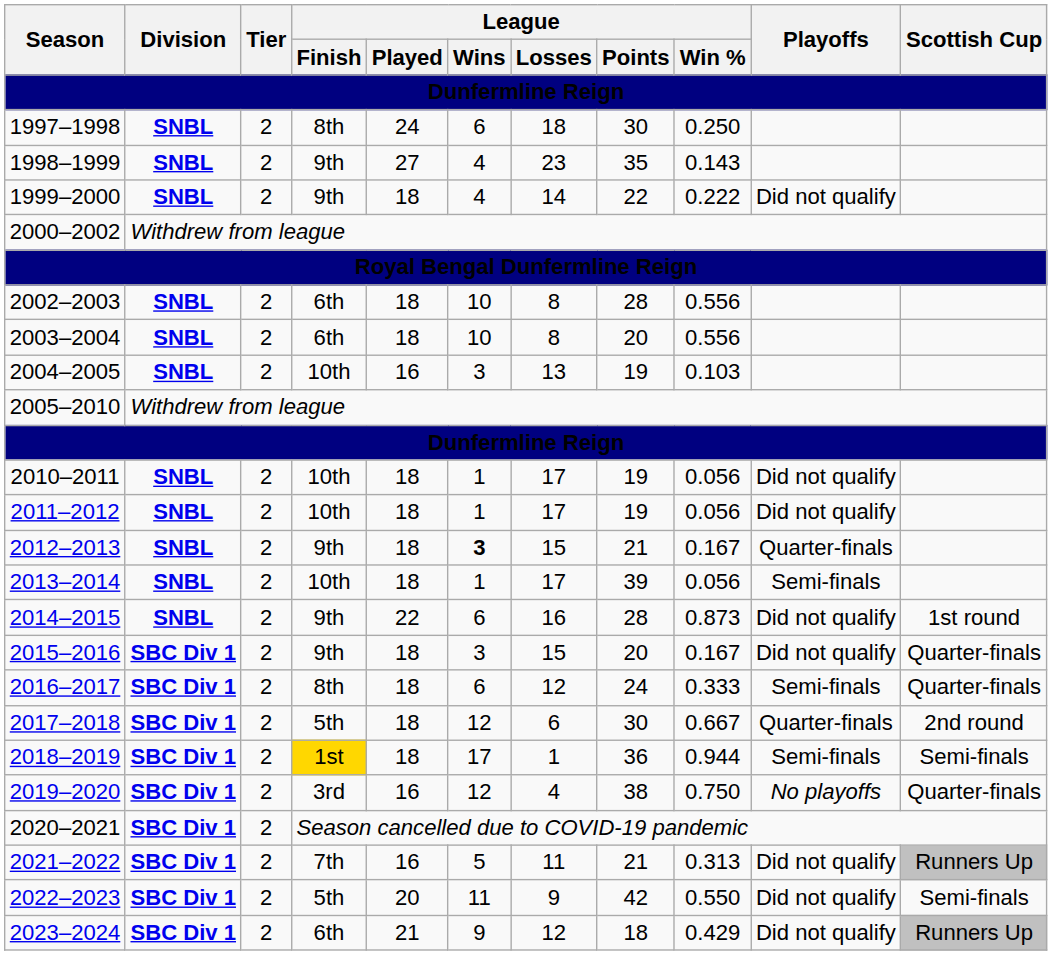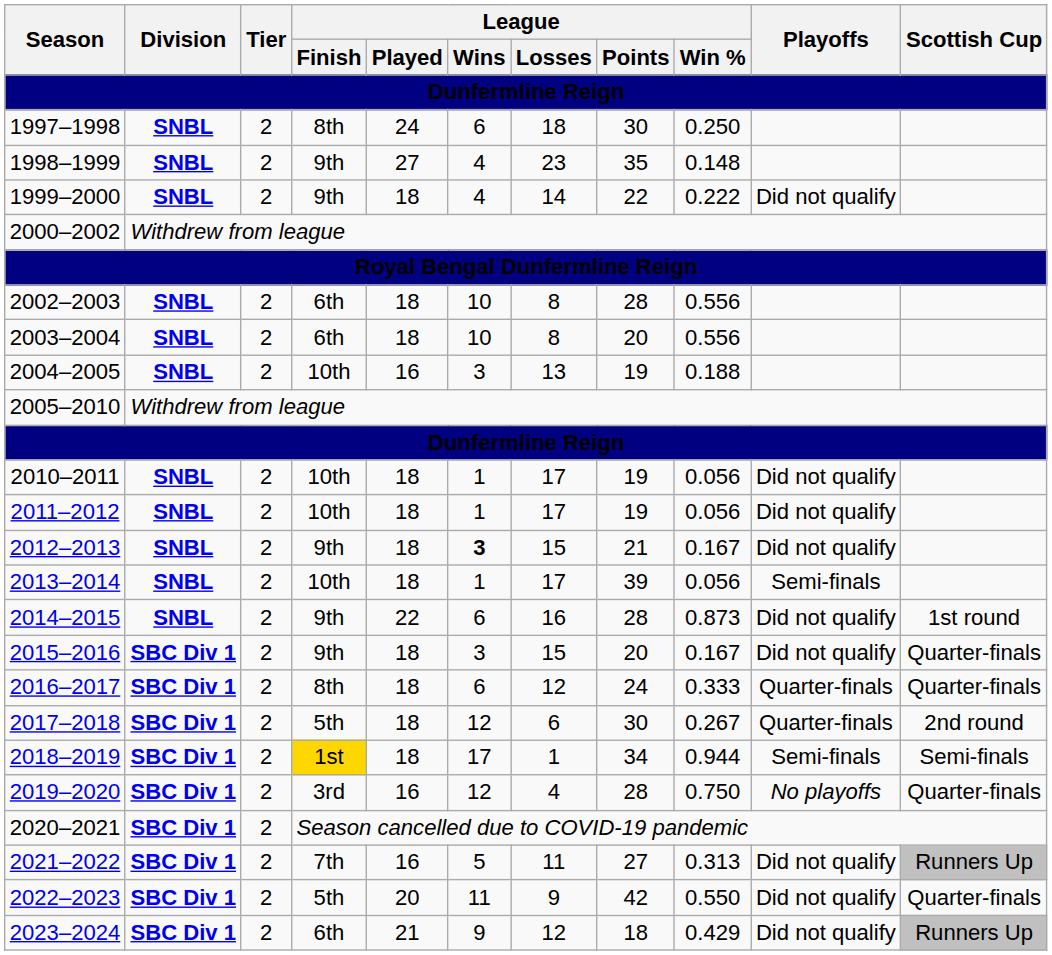(713, 162) 0.143 -> (713, 162) 0.148
(713, 372) 0.103 -> (713, 372) 0.188
(826, 547) Quarter-finals -> (826, 547) Did not qualify
(826, 687) Semi-finals -> (826, 687) Quarter-finals
(713, 722) 0.667 -> (713, 722) 0.267
(636, 757) 36 -> (636, 757) 34
(636, 792) 38 -> (636, 792) 28
(636, 862) 21 -> (636, 862) 27
(974, 897) Semi-finals -> (974, 897) Quarter-finals
